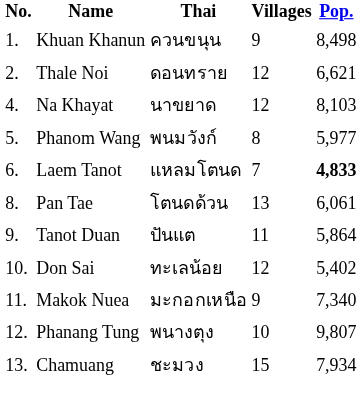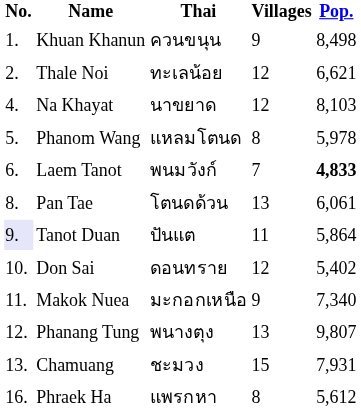(188, 72) ดอนทราย -> (186, 72) ทะเลน้อย
(183, 137) พนมวังก์ -> (196, 137) แหลมโตนด
(336, 137) 5,977 -> (336, 137) 5,978
(196, 170) แหลมโตนด -> (183, 170) พนมวังก์
(12, 234) no background -> (12, 234) lavender background
(186, 267) ทะเลน้อย -> (188, 267) ดอนทราย
(261, 332) 10 -> (261, 332) 13
(336, 364) 7,934 -> (336, 364) 7,931
+ row: (74, 397)
